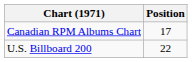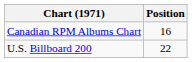(165, 31) 17 -> (165, 31) 16
